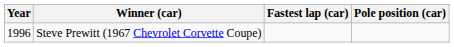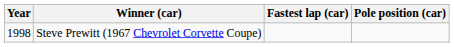(19, 32) 1996 -> (19, 32) 1998
